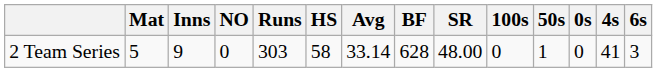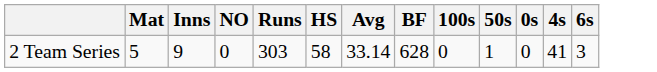- column: (460, 20)
